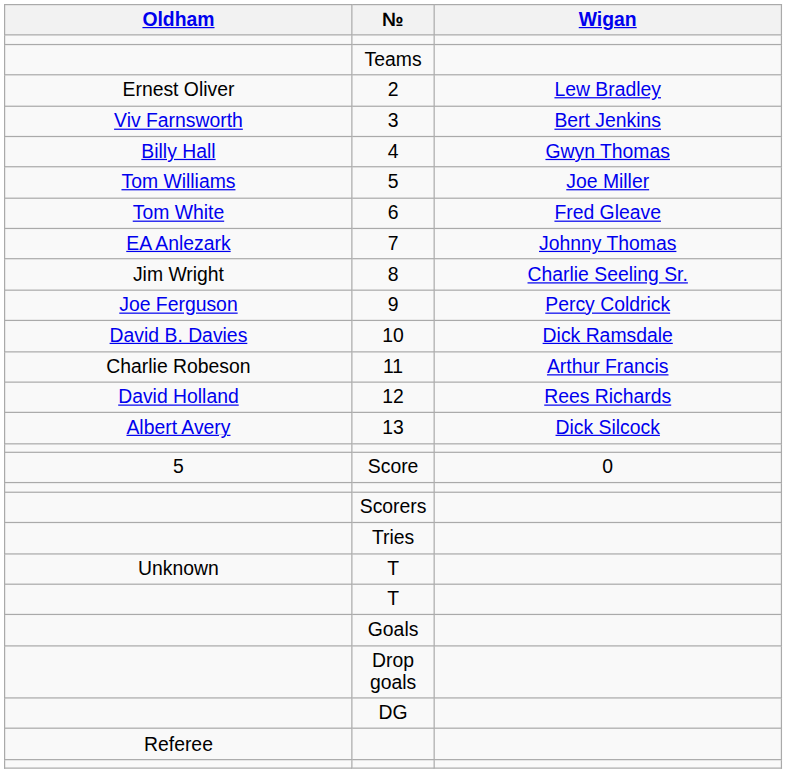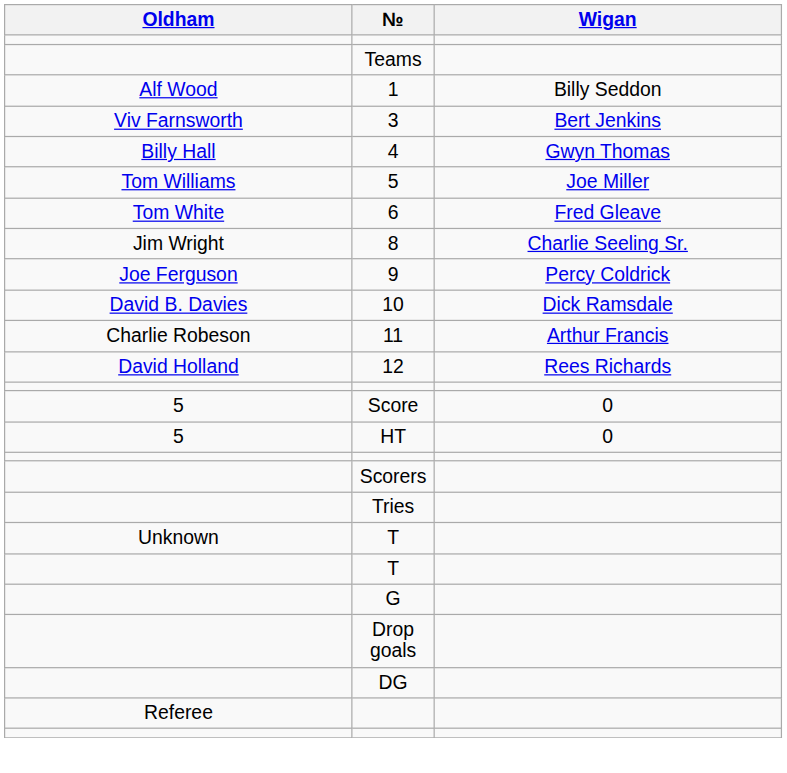+ row: (178, 90)
- row: (178, 90)
- row: (178, 243)
- row: (178, 427)
+ row: (178, 436)
- row: (178, 630)
+ row: (178, 599)
